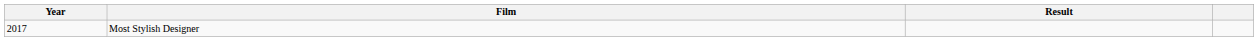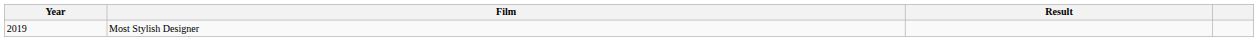(17, 28) 2017 -> (17, 28) 2019
